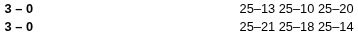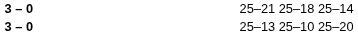rows swapped: (297, 8) <-> (297, 26)
